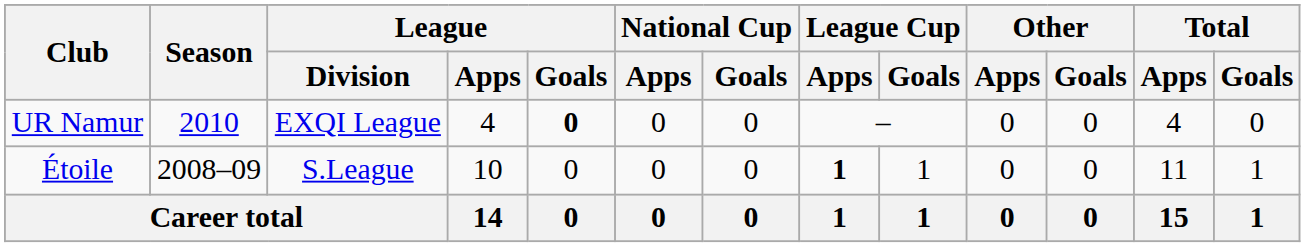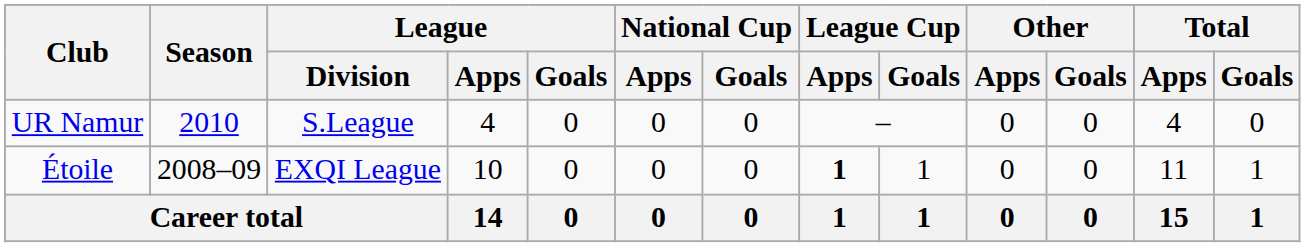(358, 122) EXQI League -> (358, 122) S.League
(571, 122) bold -> (571, 122) normal
(358, 169) S.League -> (358, 169) EXQI League
